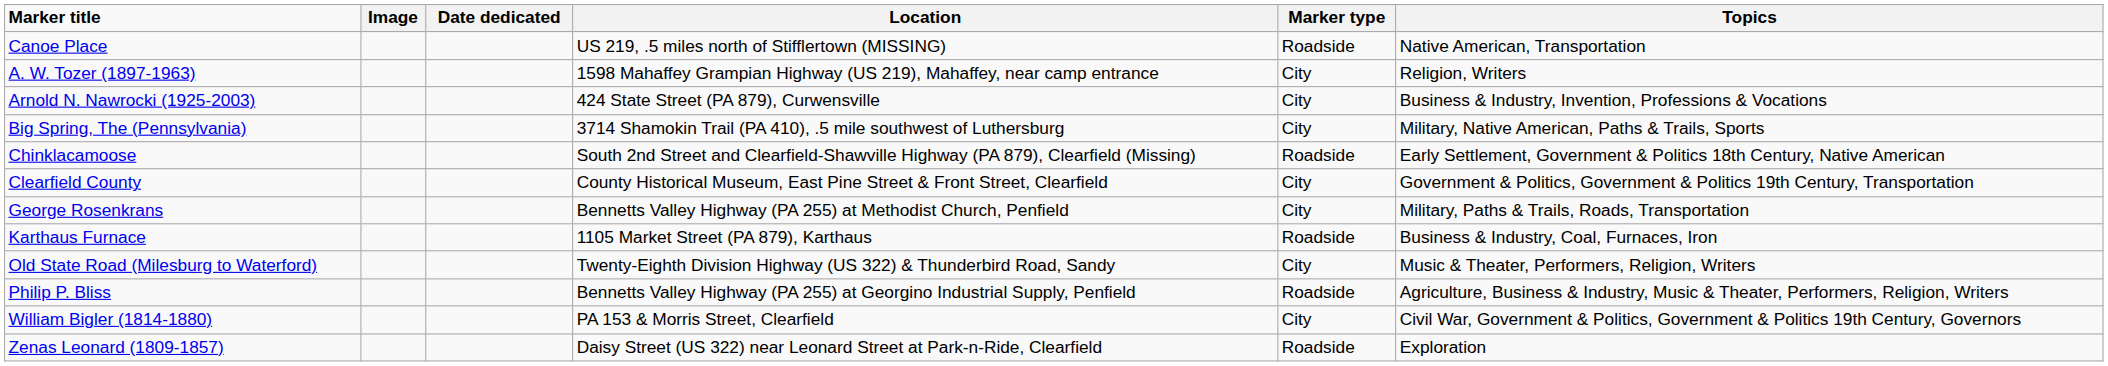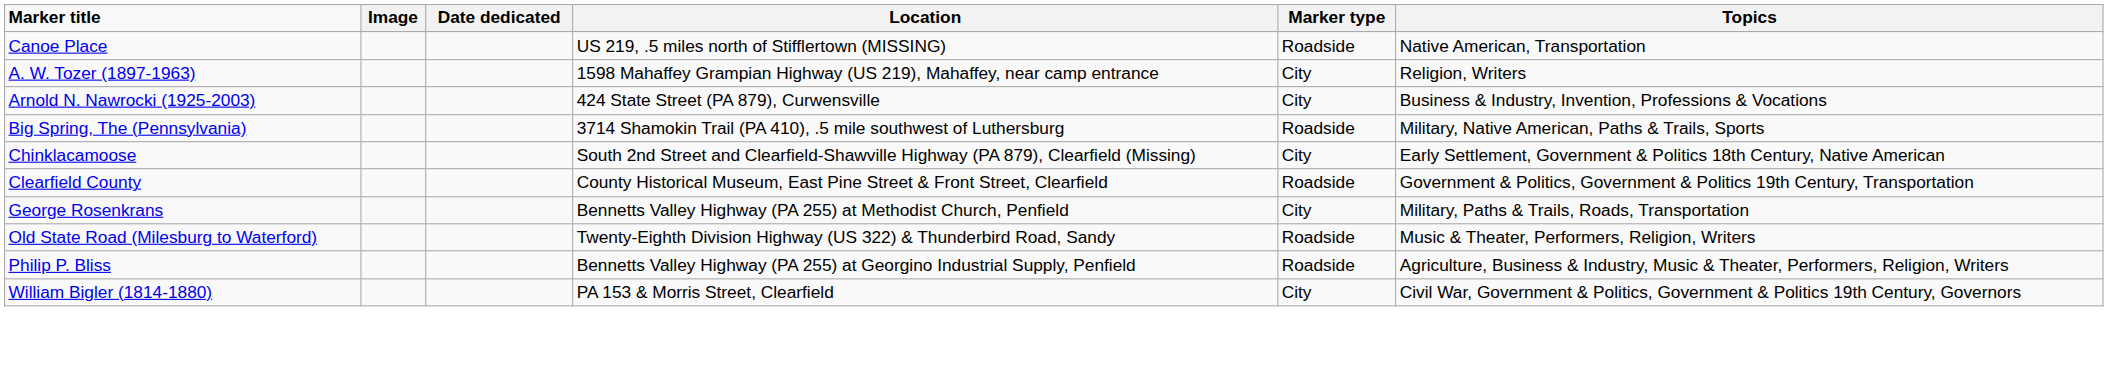(1297, 127) City -> (1318, 127) Roadside
(1318, 155) Roadside -> (1297, 155) City
(1297, 182) City -> (1318, 182) Roadside
- row: (77, 237)
(1297, 264) City -> (1318, 237) Roadside
- row: (116, 347)
